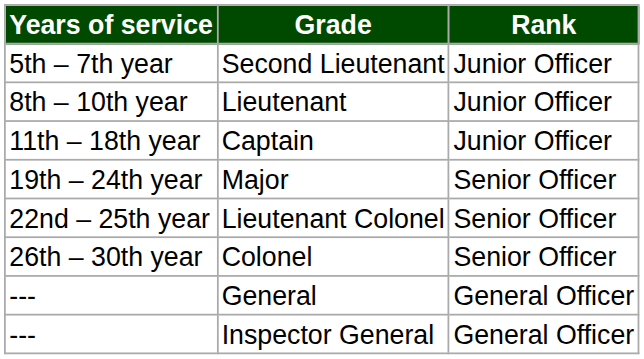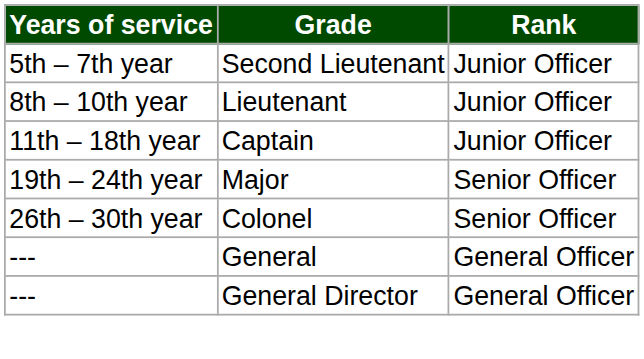- row: (333, 218)
- row: (328, 334)
+ row: (320, 295)
